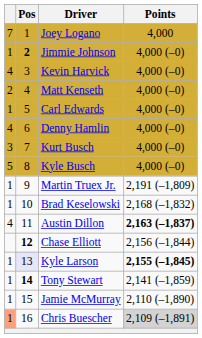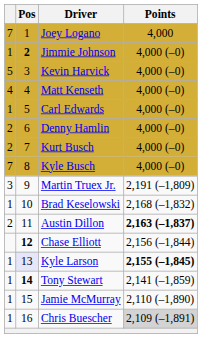(10, 71) 4 -> (10, 71) 5
(10, 90) 2 -> (10, 90) 4
(10, 128) 4 -> (10, 128) 2
(10, 147) 3 -> (10, 147) 2
(10, 166) 5 -> (10, 166) 7
(10, 185) 1 -> (10, 185) 3
(10, 223) 4 -> (10, 223) 2
(10, 318) lightsalmon background -> (10, 318) no background
